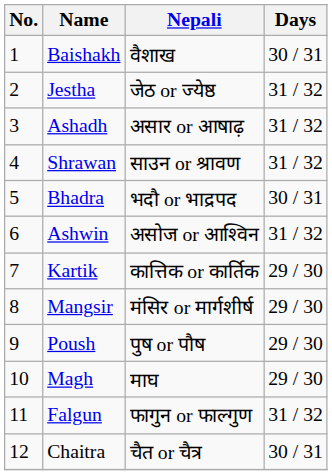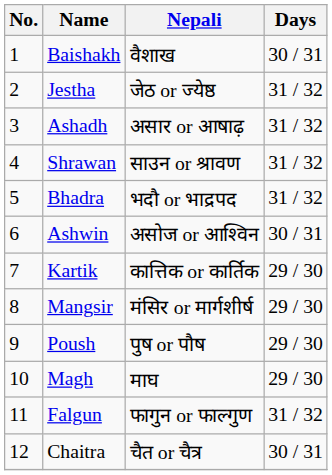(295, 198) 30 / 31 -> (295, 198) 31 / 32
(295, 234) 31 / 32 -> (295, 234) 30 / 31
